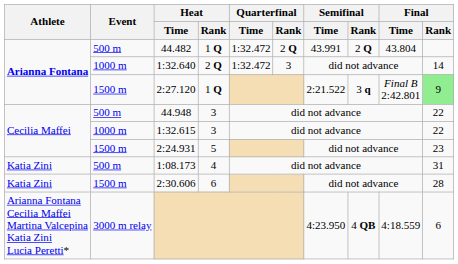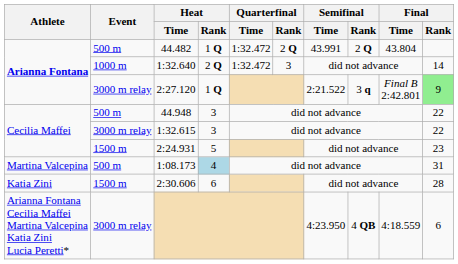(110, 89) 1500 m -> (122, 89) 3000 m relay
(110, 130) 1000 m -> (122, 130) 3000 m relay
(29, 165) Katia Zini -> (47, 165) Martina Valcepina
(214, 165) no background -> (214, 165) lightblue background
